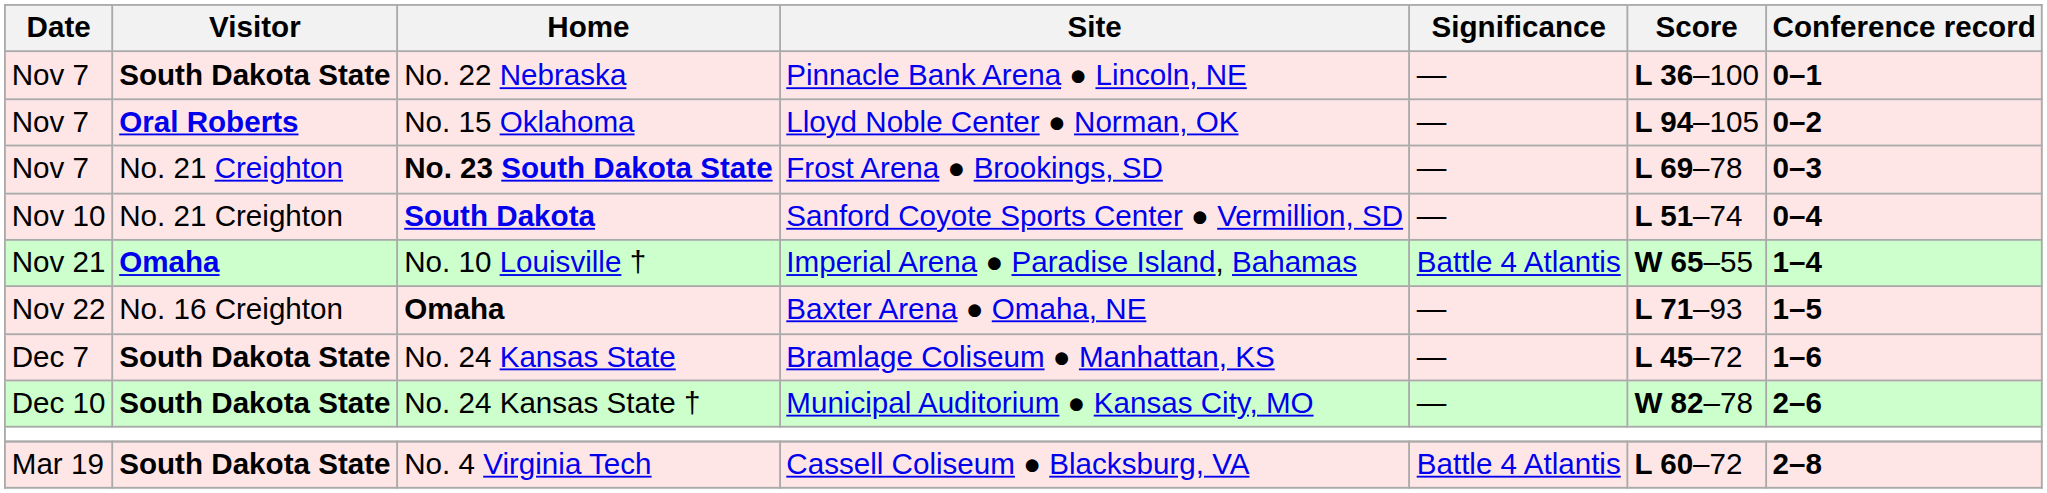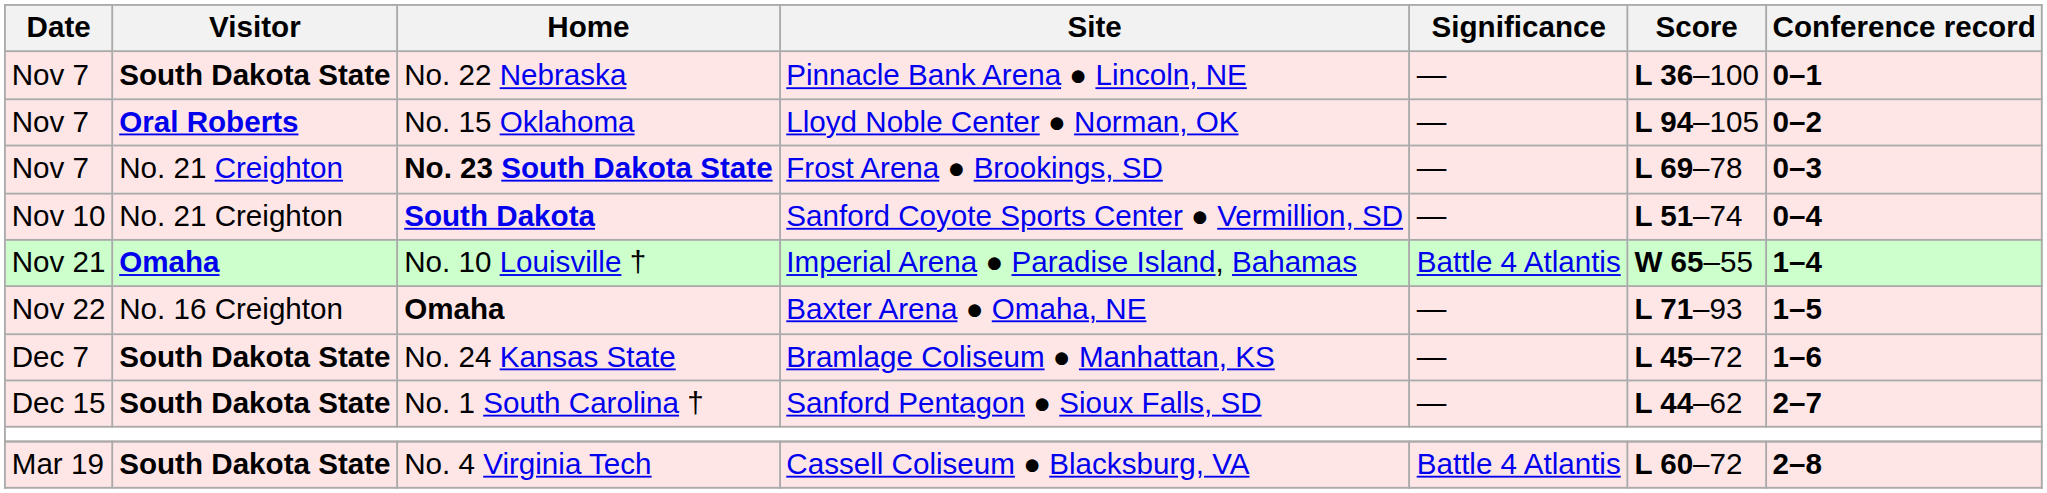- row: (552, 403)
+ row: (554, 403)
